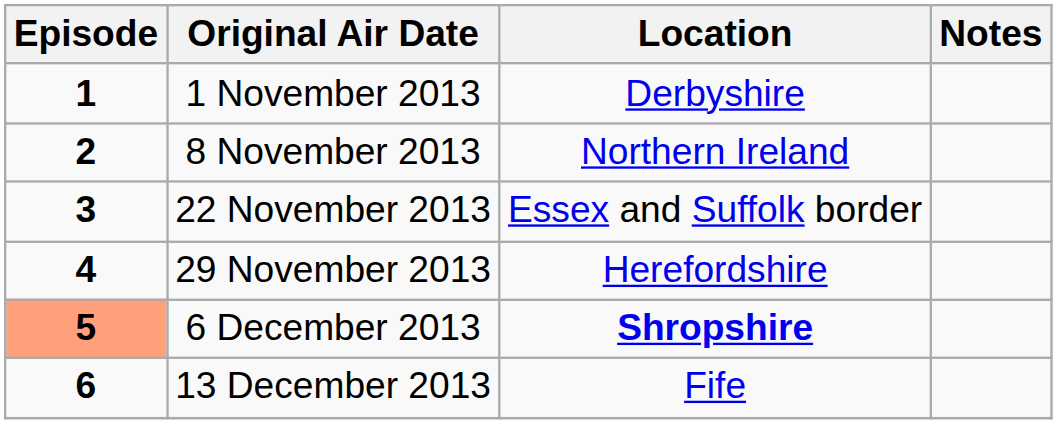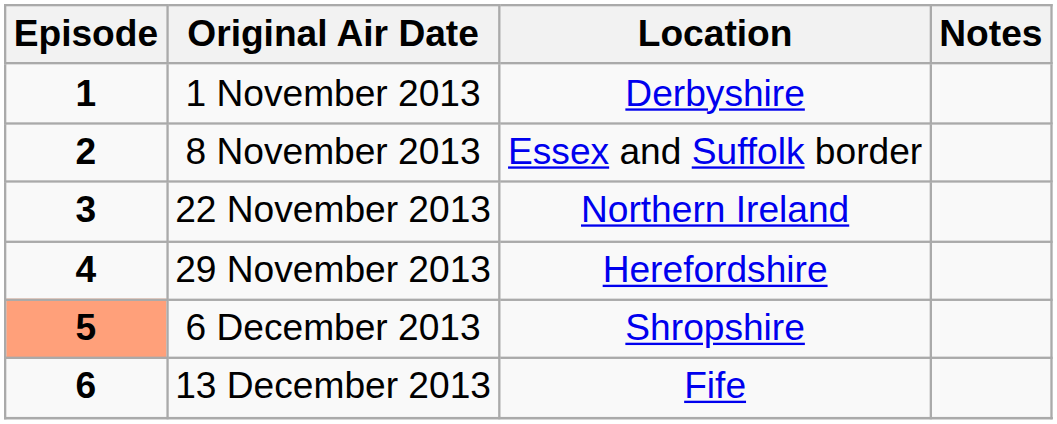(715, 151) Northern Ireland -> (715, 151) Essex and Suffolk border
(715, 210) Essex and Suffolk border -> (715, 210) Northern Ireland
(715, 328) bold -> (715, 328) normal
